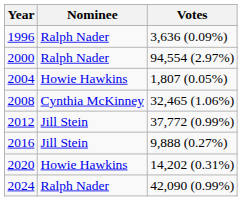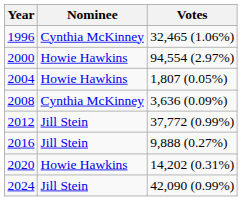(75, 36) Ralph Nader -> (92, 36) Cynthia McKinney
(189, 36) 3,636 (0.09%) -> (192, 36) 32,465 (1.06%)
(75, 57) Ralph Nader -> (84, 57) Howie Hawkins
(192, 100) 32,465 (1.06%) -> (189, 100) 3,636 (0.09%)
(75, 185) Ralph Nader -> (64, 185) Jill Stein
